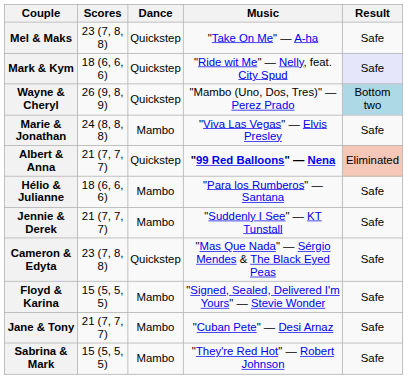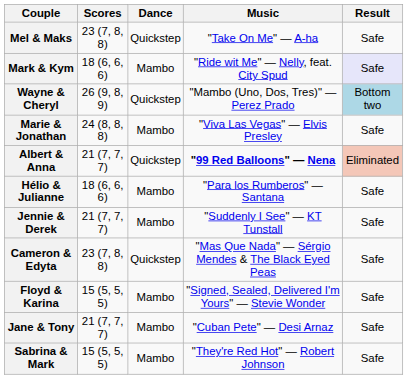(156, 68) Quickstep -> (156, 68) Mambo
